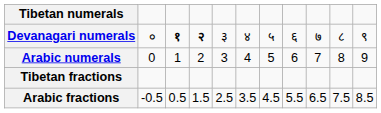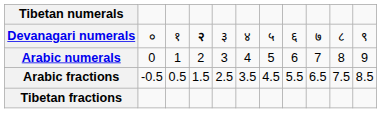(177, 36) bold -> (177, 36) normal
rows swapped: (71, 77) <-> (71, 97)
